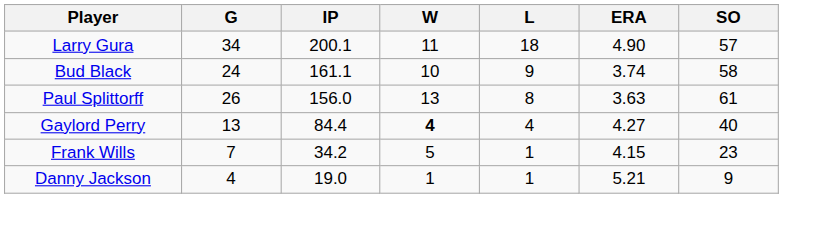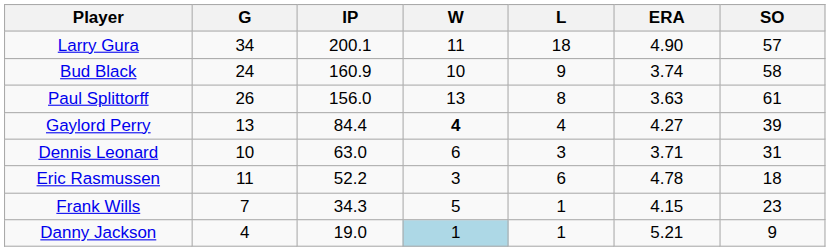(331, 71) 161.1 -> (350, 71) 160.9
(728, 125) 40 -> (772, 125) 39
+ row: (98, 152)
+ row: (98, 179)
(331, 152) 34.2 -> (350, 206) 34.3
(430, 179) no background -> (456, 233) lightblue background
